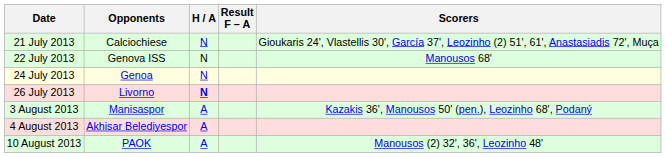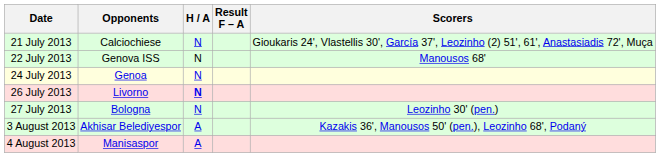+ row: (41, 110)
(137, 110) Manisaspor -> (131, 127) Akhisar Belediyespor
(137, 127) Akhisar Belediyespor -> (131, 144) Manisaspor
- row: (44, 144)
